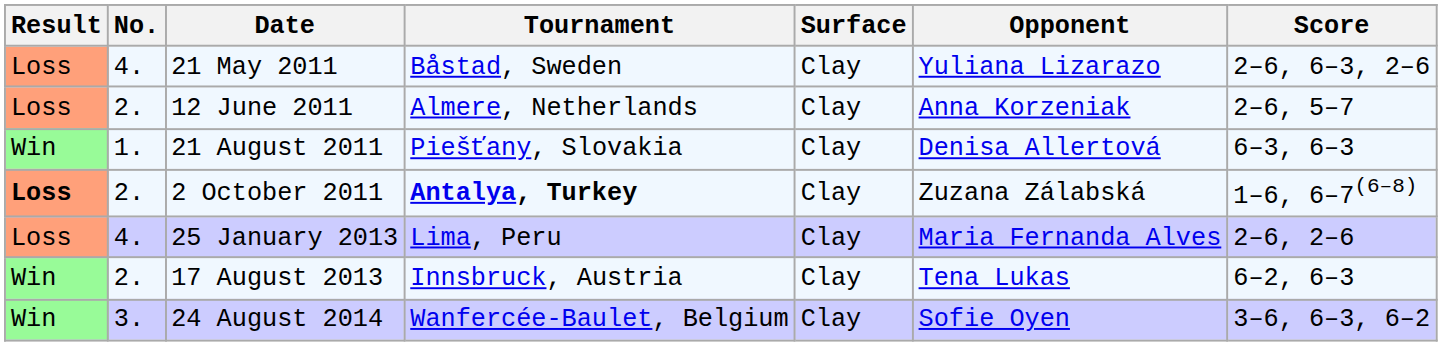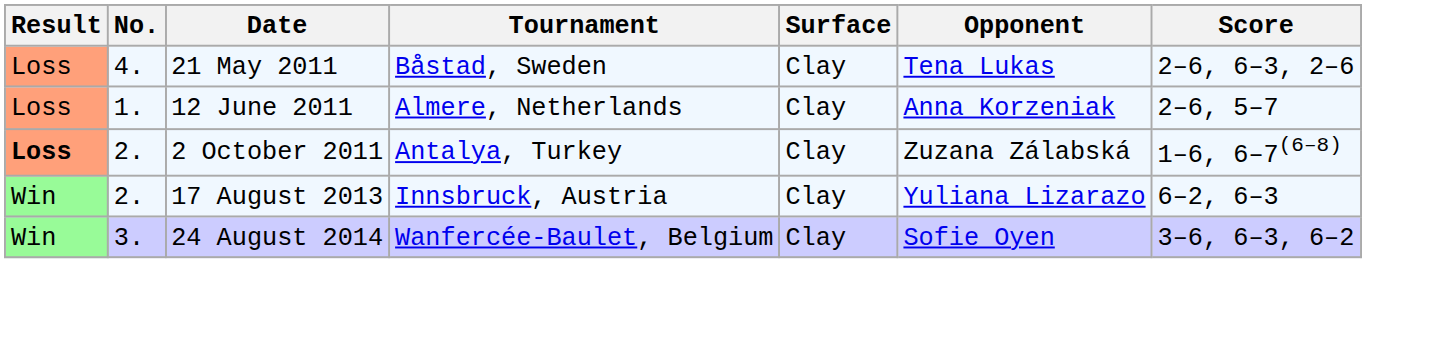(1040, 67) Yuliana Lizarazo -> (979, 67) Tena Lukas
(129, 108) 2. -> (129, 108) 1.
- row: (277, 149)
(524, 193) bold -> (509, 152) normal
- row: (285, 237)
(994, 279) Tena Lukas -> (1025, 196) Yuliana Lizarazo
